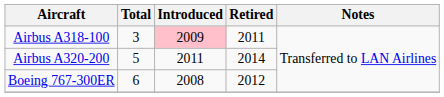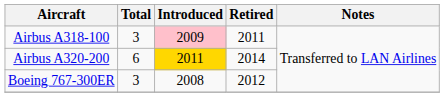(136, 59) 5 -> (136, 59) 6
(190, 59) no background -> (190, 59) gold background
(136, 80) 6 -> (136, 80) 3
